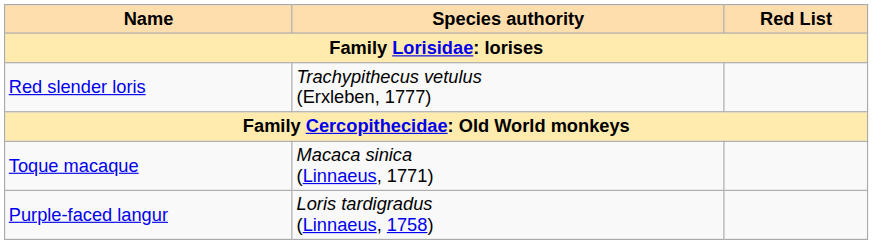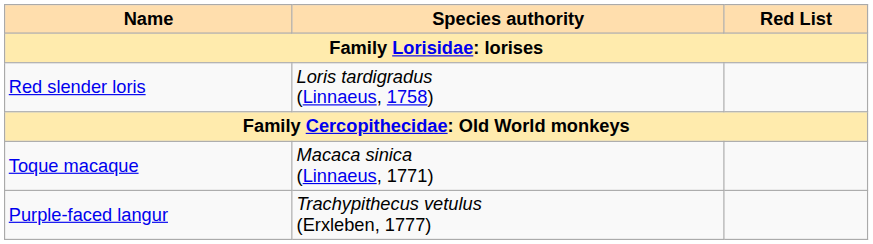(389, 87) Trachypithecus vetulus (Erxleben, 1777) -> (365, 87) Loris tardigradus (Linnaeus, 1758)
(365, 214) Loris tardigradus (Linnaeus, 1758) -> (389, 214) Trachypithecus vetulus (Erxleben, 1777)
